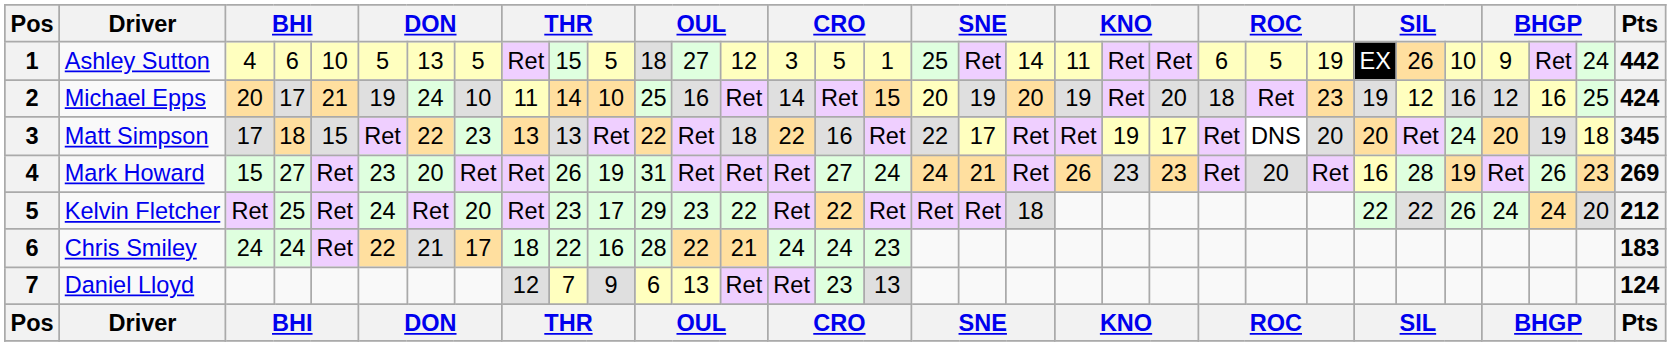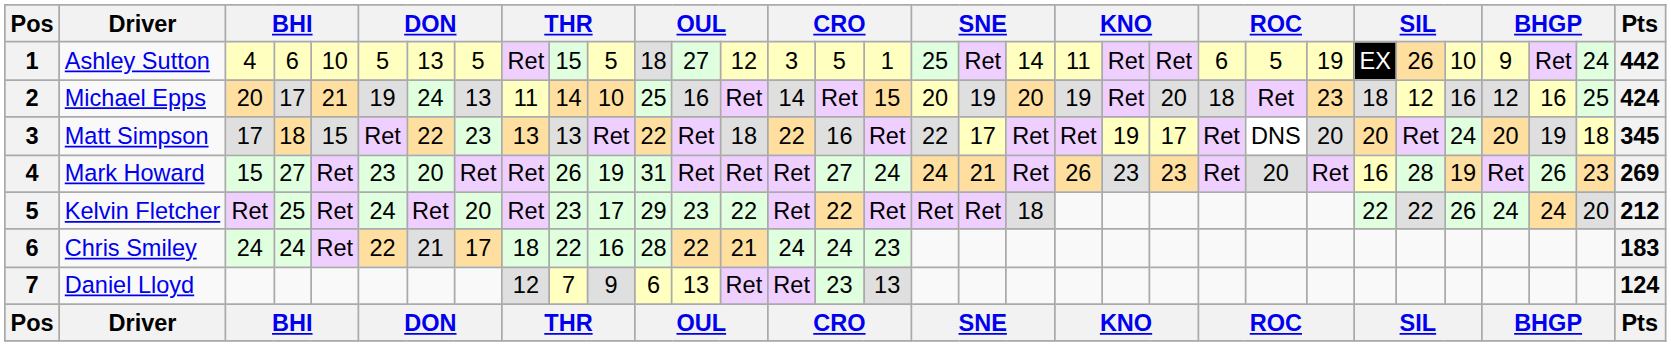(478, 99) 10 -> (478, 99) 13
(1375, 99) 19 -> (1375, 99) 18
